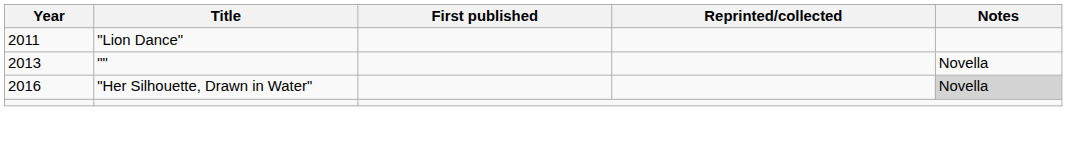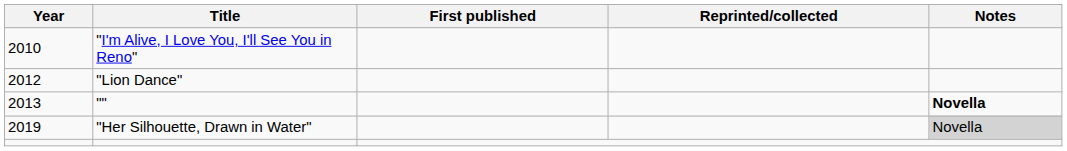+ row: (214, 48)
(24, 39) 2011 -> (24, 80) 2012
(964, 63) normal -> (959, 103) bold
(24, 87) 2016 -> (24, 127) 2019
